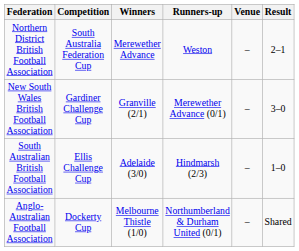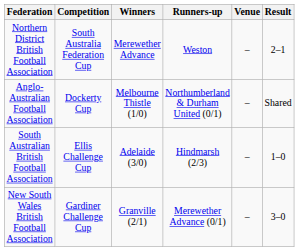rows swapped: (30, 109) <-> (30, 222)
